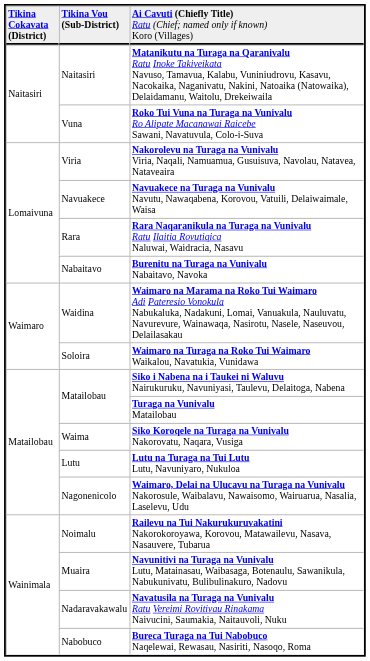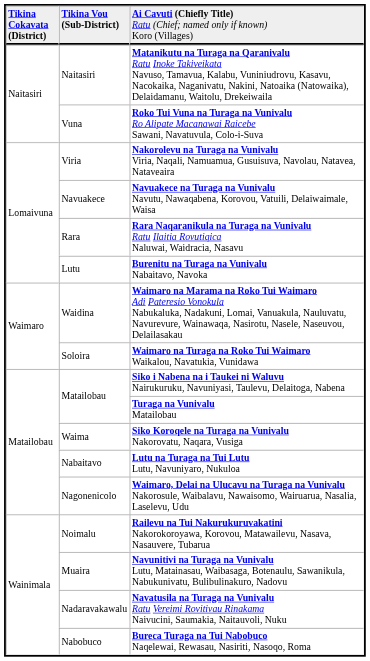(82, 269) Nabaitavo -> (71, 269) Lutu
(71, 463) Lutu -> (82, 463) Nabaitavo
